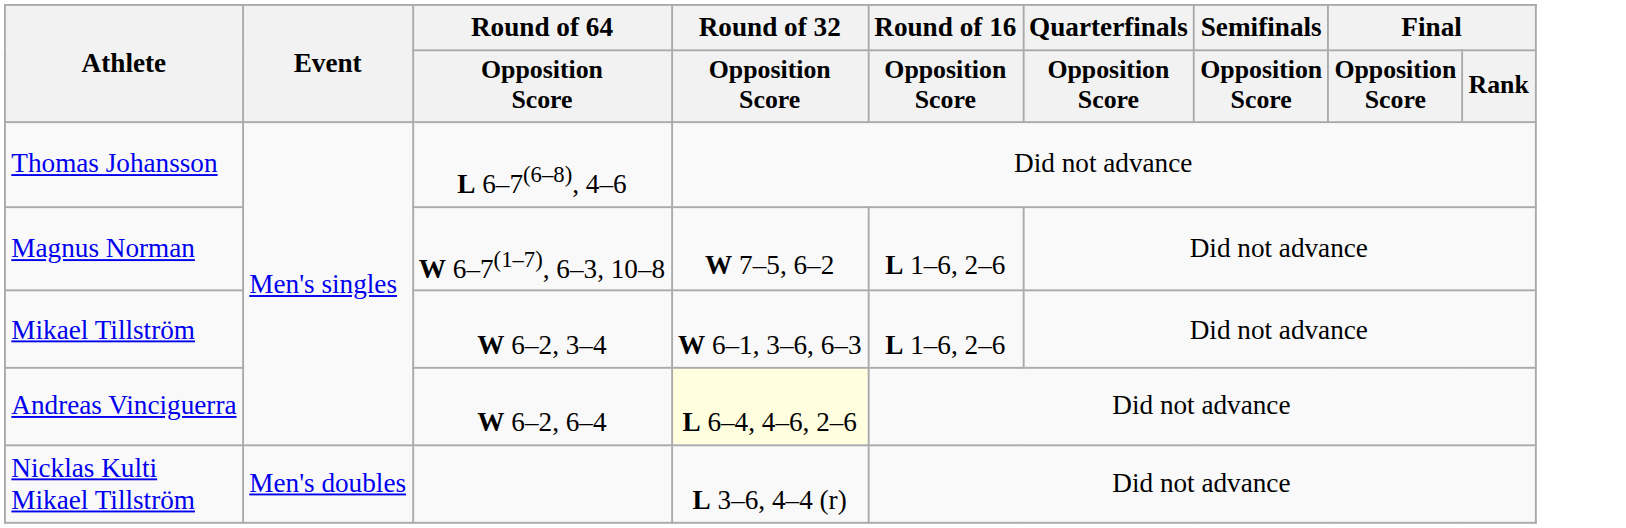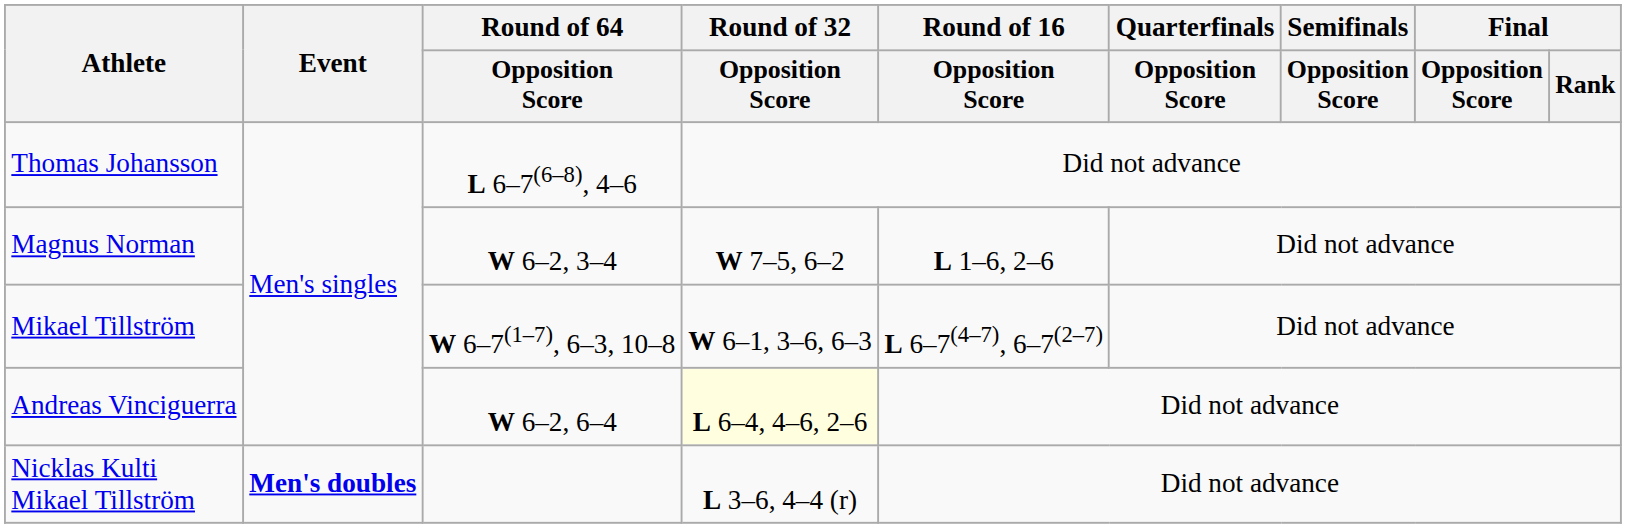(542, 264) W 6–7(1–7), 6–3, 10–8 -> (552, 261) W 6–2, 3–4
(542, 345) W 6–2, 3–4 -> (552, 341) W 6–7(1–7), 6–3, 10–8
(945, 345) L 1–6, 2–6 -> (994, 341) L 6–7(4–7), 6–7(2–7)
(328, 483) normal -> (333, 483) bold
